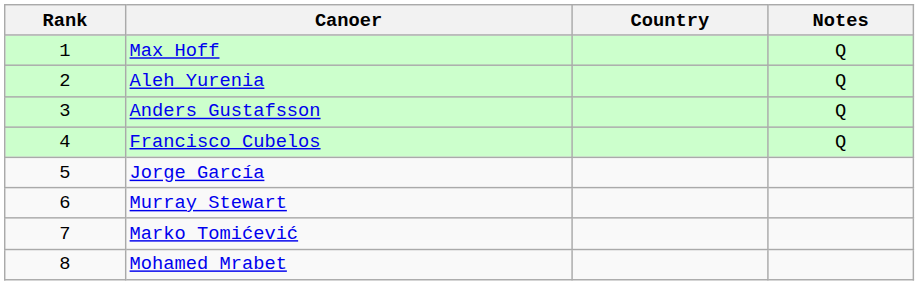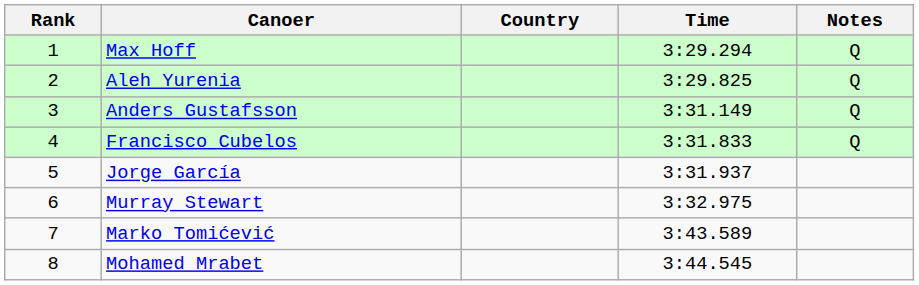+ column: (707, 20)
